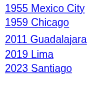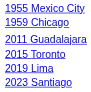+ row: (35, 54)
